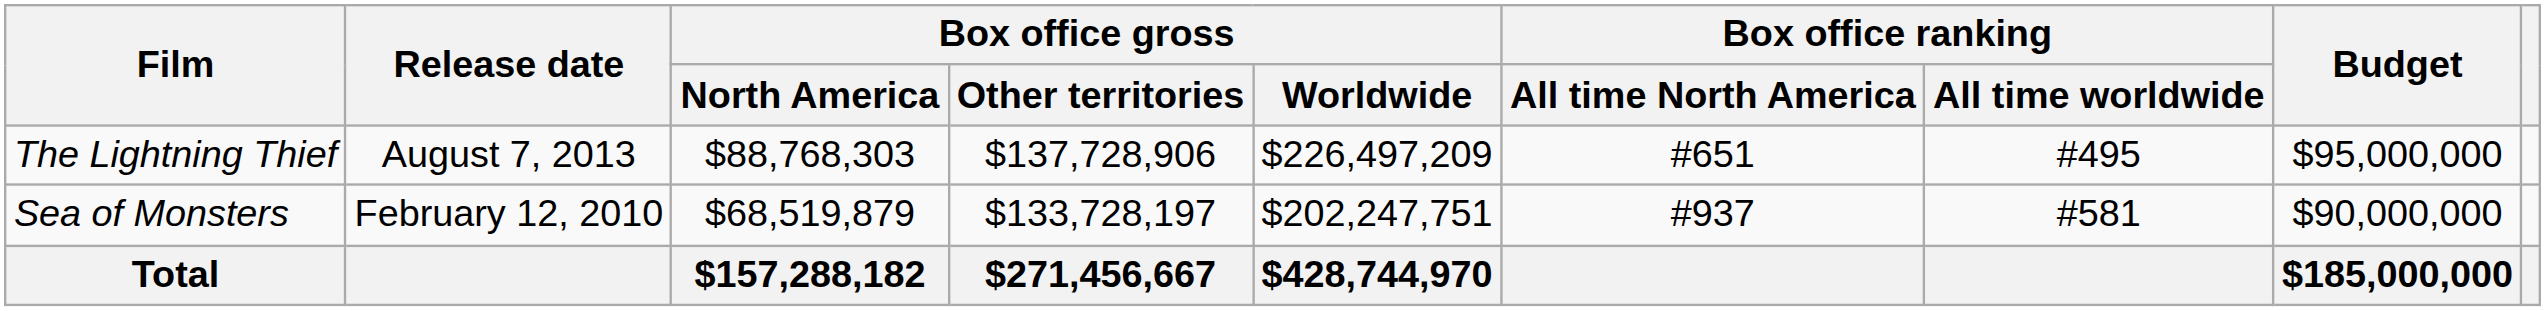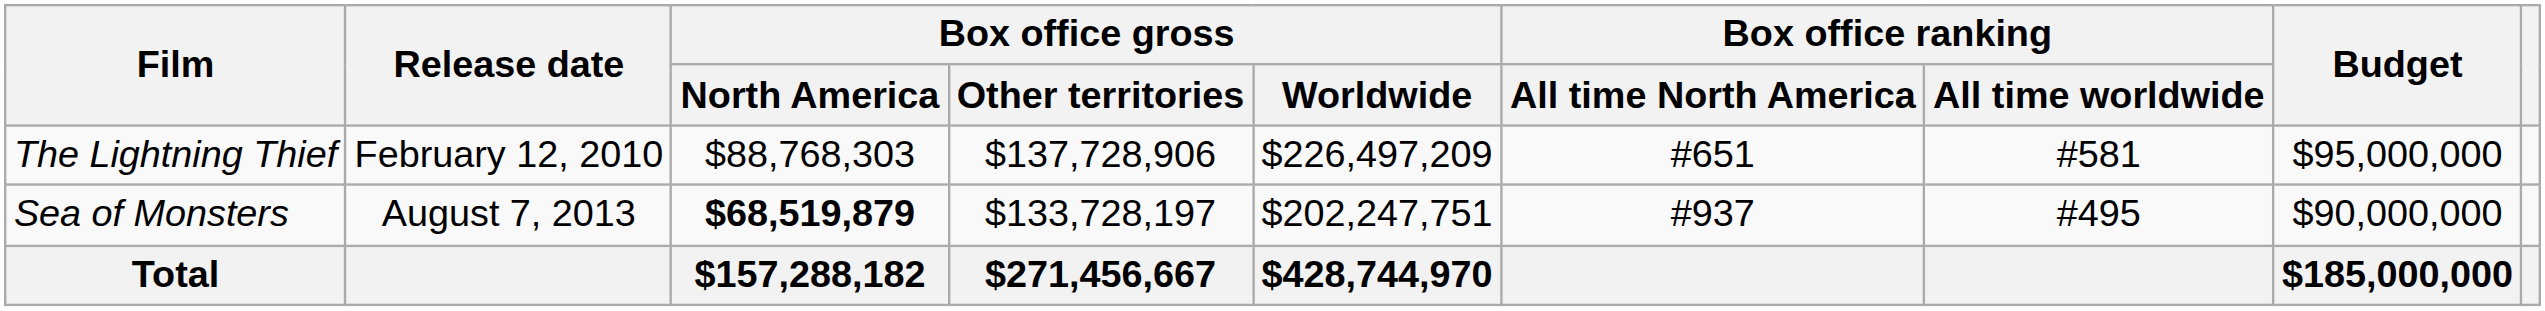(509, 154) August 7, 2013 -> (509, 154) February 12, 2010
(2099, 154) #495 -> (2099, 154) #581
(509, 214) February 12, 2010 -> (509, 214) August 7, 2013
(810, 214) normal -> (810, 214) bold
(2099, 214) #581 -> (2099, 214) #495
